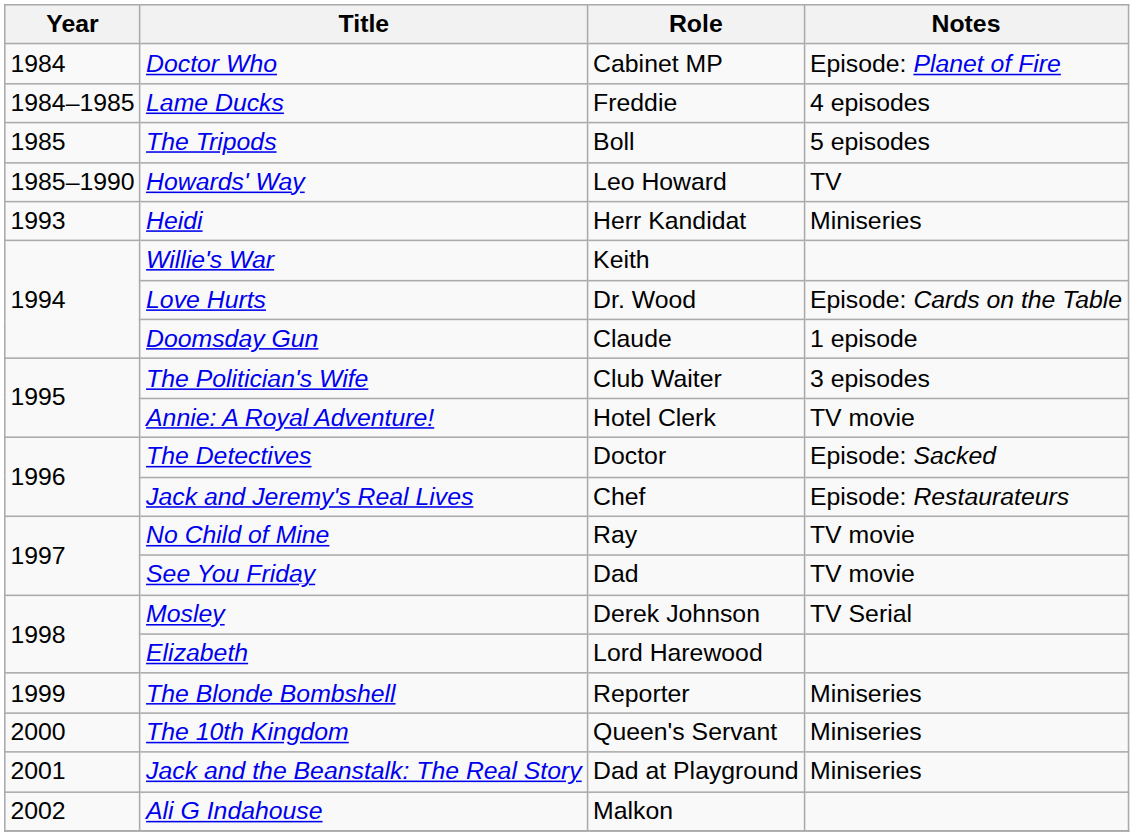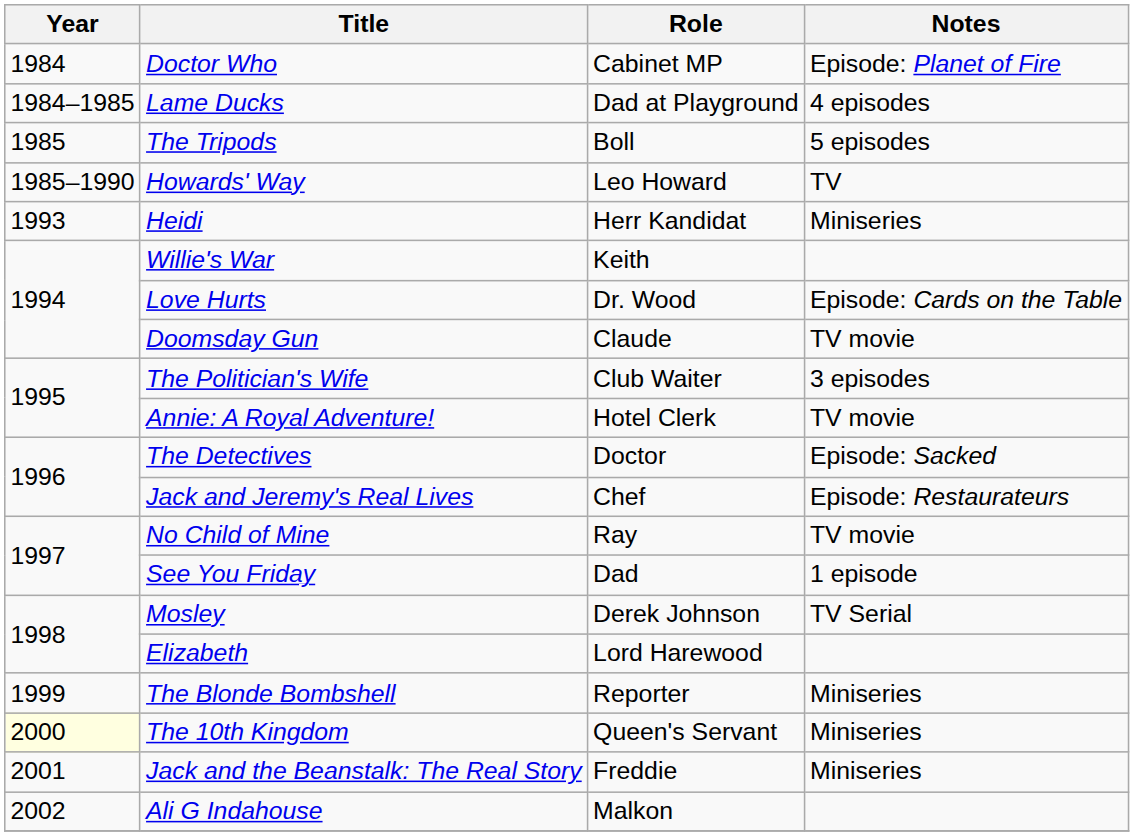(635, 102) Freddie -> (696, 102) Dad at Playground
(864, 338) 1 episode -> (862, 338) TV movie
(862, 574) TV movie -> (864, 574) 1 episode
(38, 732) no background -> (38, 732) lightyellow background
(696, 771) Dad at Playground -> (635, 771) Freddie
